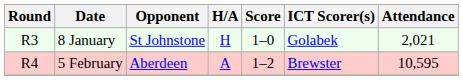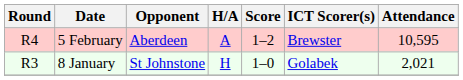rows swapped: (86, 39) <-> (90, 63)
